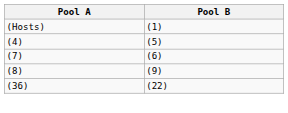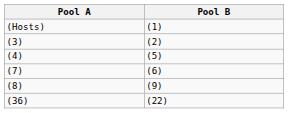+ row: (15, 41)
